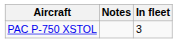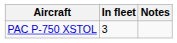columns swapped: (153, 12) <-> (116, 12)
